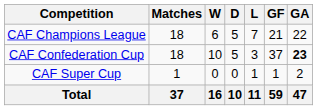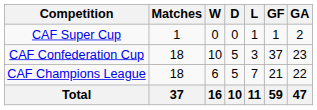rows swapped: (77, 34) <-> (77, 74)
(300, 54) bold -> (300, 54) normal
